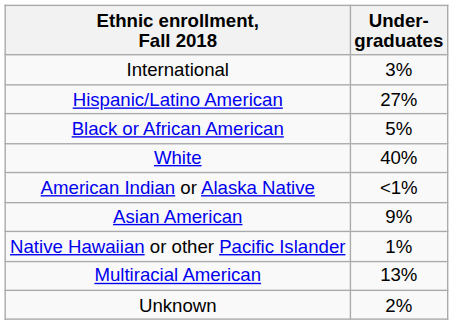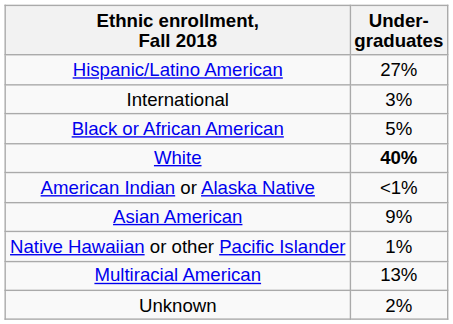rows swapped: (178, 70) <-> (178, 99)
(399, 158) normal -> (399, 158) bold
